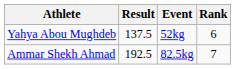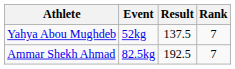columns swapped: (177, 14) <-> (138, 14)
(213, 34) 6 -> (213, 34) 7
